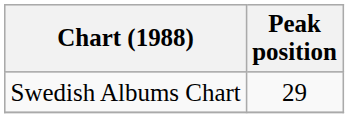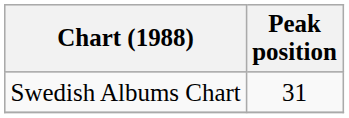(295, 91) 29 -> (295, 91) 31
